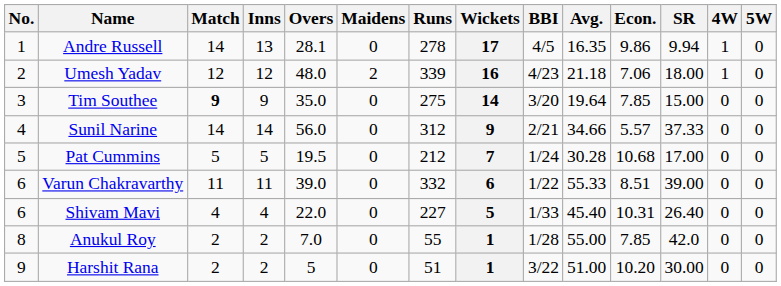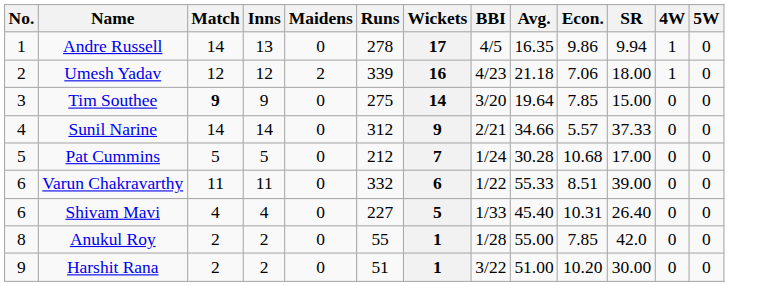- column: (311, 18)
